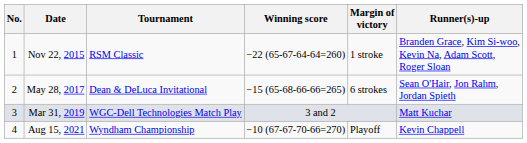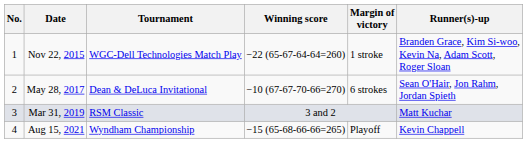(116, 54) RSM Classic -> (165, 54) WGC-Dell Technologies Match Play
(296, 90) −15 (65-68-66-66=265) -> (296, 90) −10 (67-67-70-66=270)
(165, 113) WGC-Dell Technologies Match Play -> (116, 113) RSM Classic
(296, 130) −10 (67-67-70-66=270) -> (296, 130) −15 (65-68-66-66=265)
